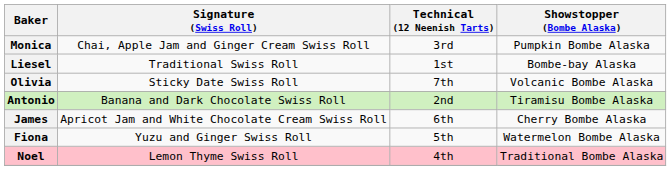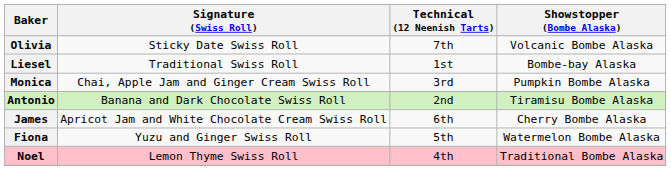rows swapped: (31, 82) <-> (31, 45)
